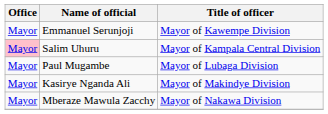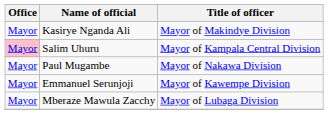rows swapped: (86, 83) <-> (88, 30)
(219, 65) Mayor of Lubaga Division -> (221, 65) Mayor of Nakawa Division
(221, 100) Mayor of Nakawa Division -> (219, 100) Mayor of Lubaga Division
